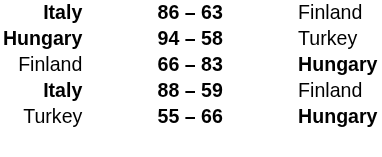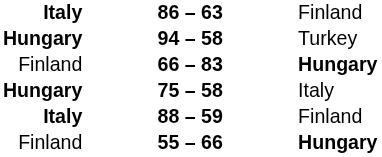+ row: (190, 90)
(53, 116) Turkey -> (50, 142) Finland
